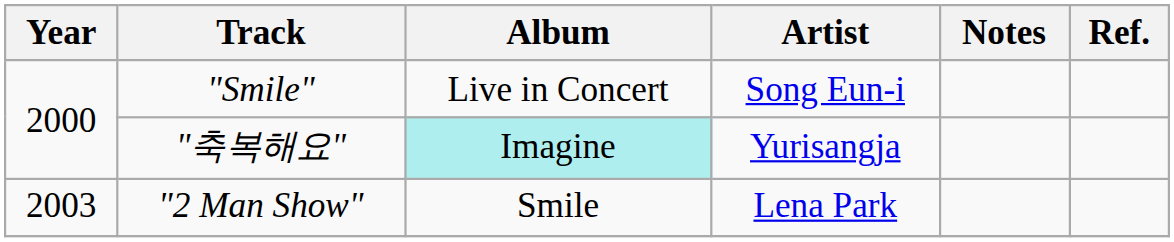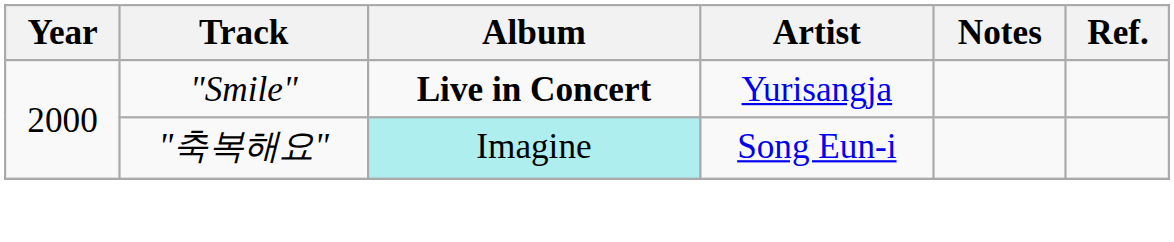(558, 88) normal -> (534, 88) bold
(825, 88) Song Eun-i -> (817, 88) Yurisangja
(825, 147) Yurisangja -> (817, 147) Song Eun-i
- row: (261, 206)
